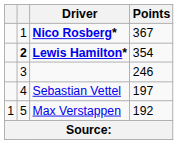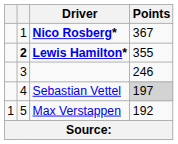(143, 52) 354 -> (143, 52) 355
(143, 91) no background -> (143, 91) lightgrey background
